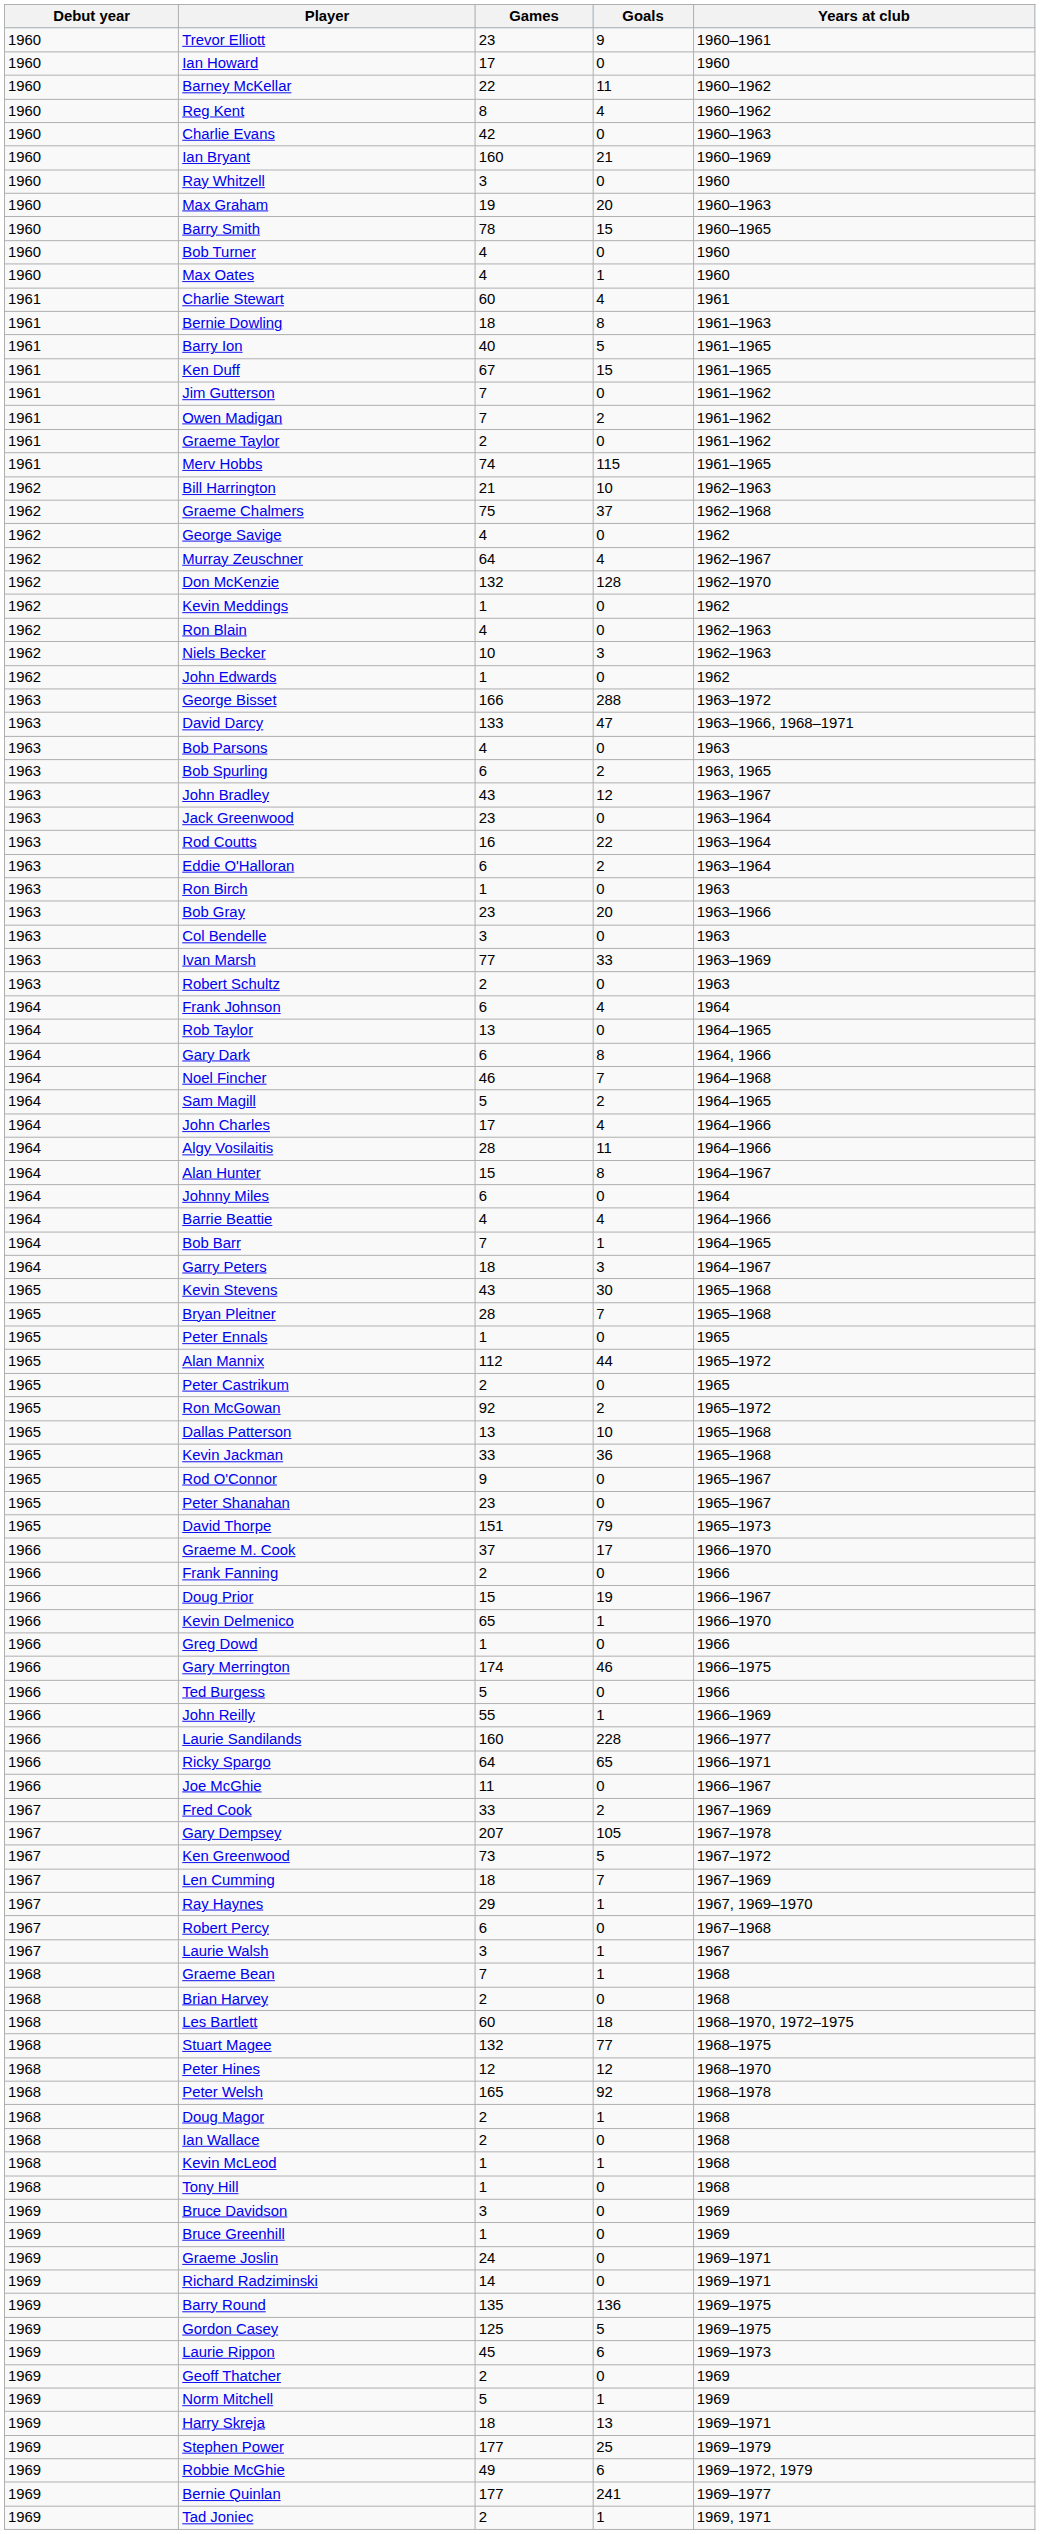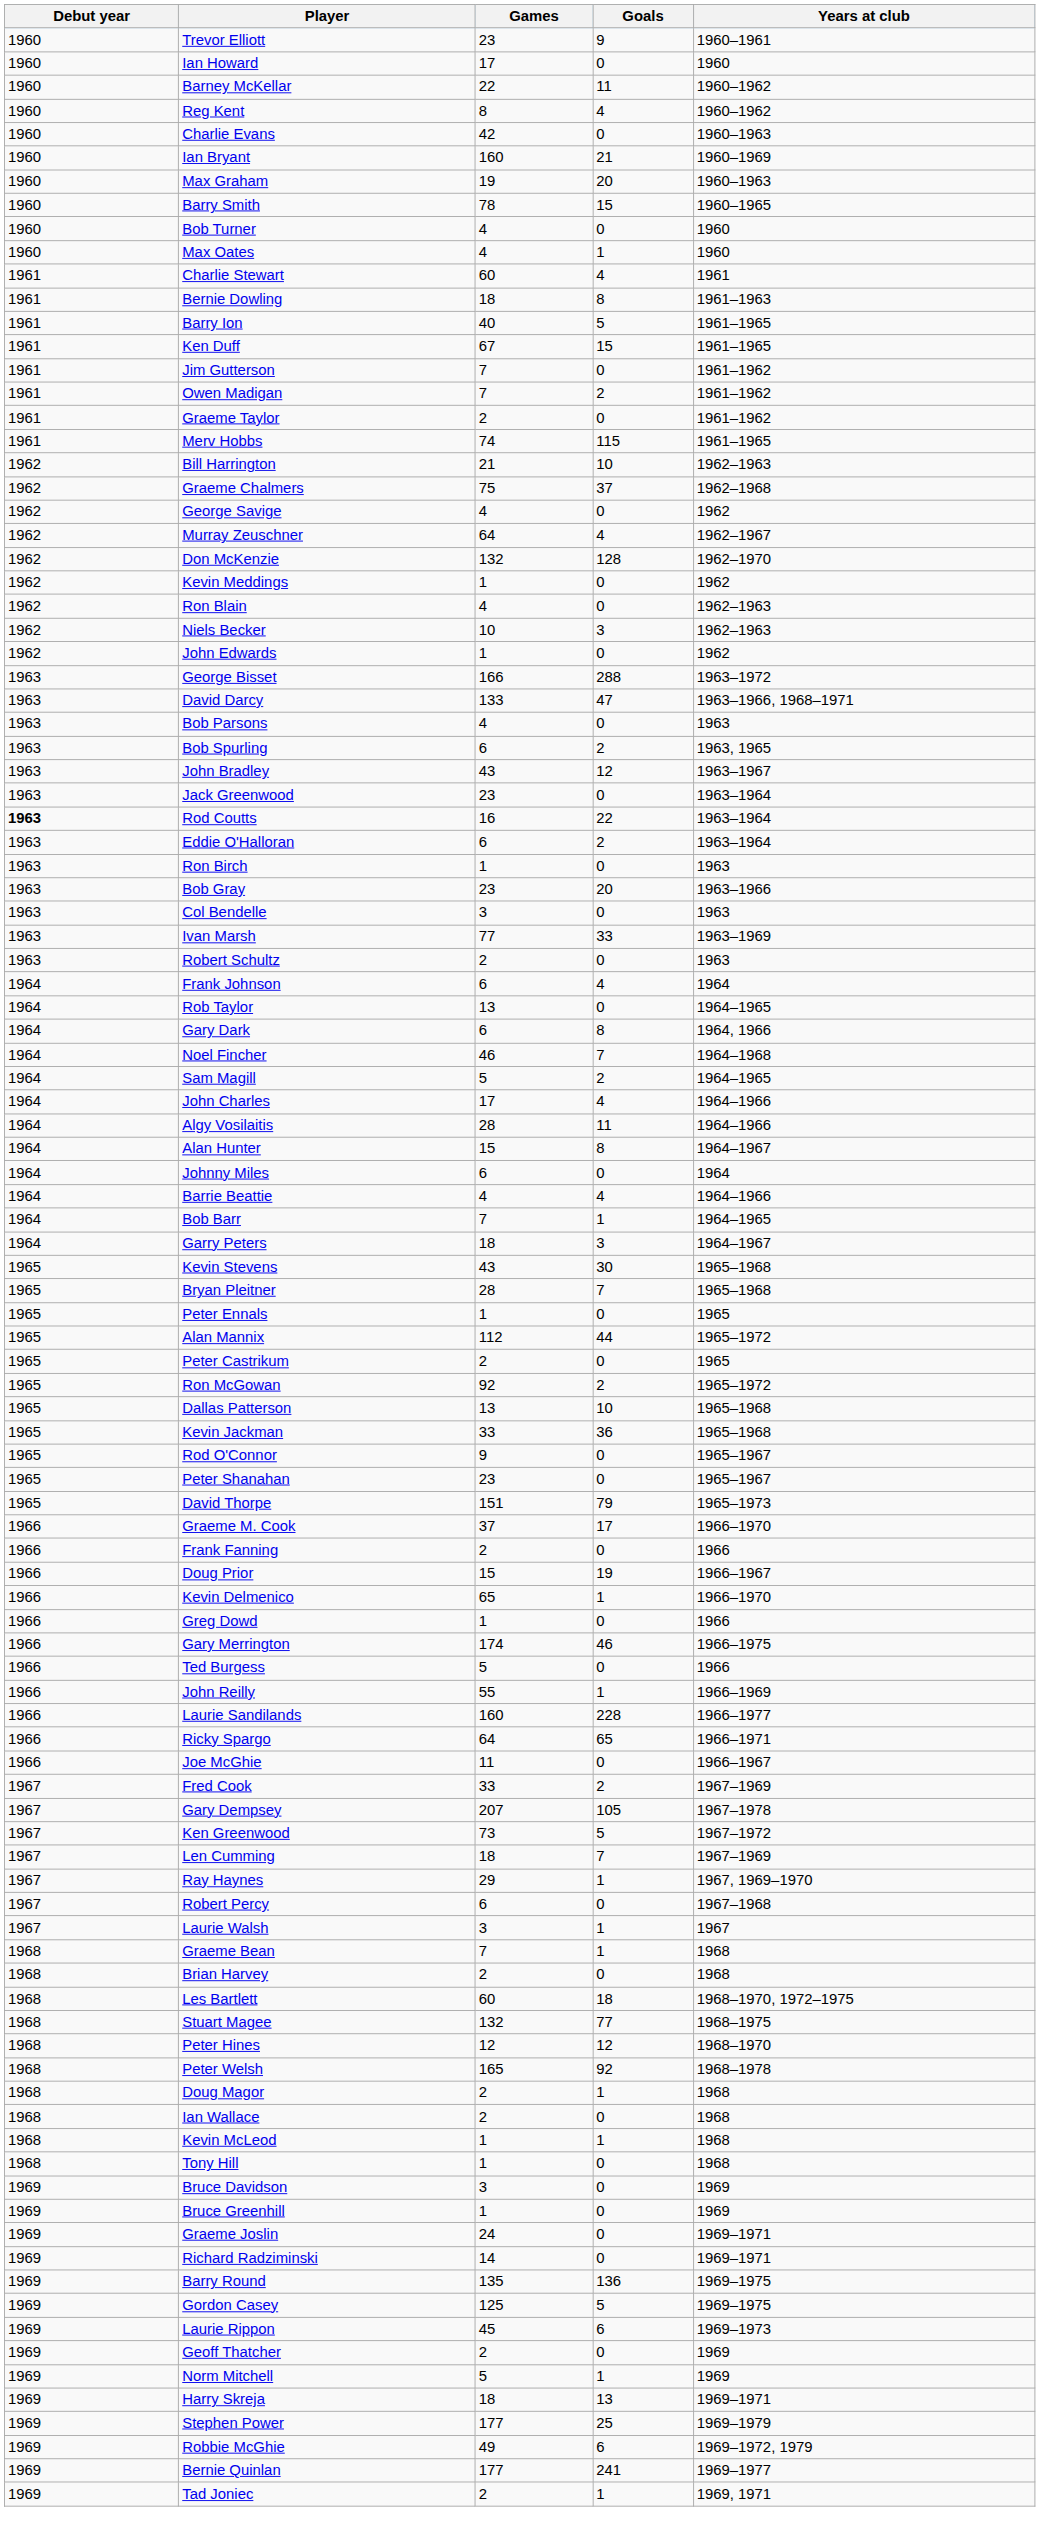- row: (224, 181)
(24, 842) normal -> (24, 818) bold
